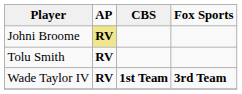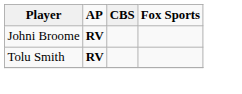(104, 36) khaki background -> (95, 36) no background
- row: (48, 78)
